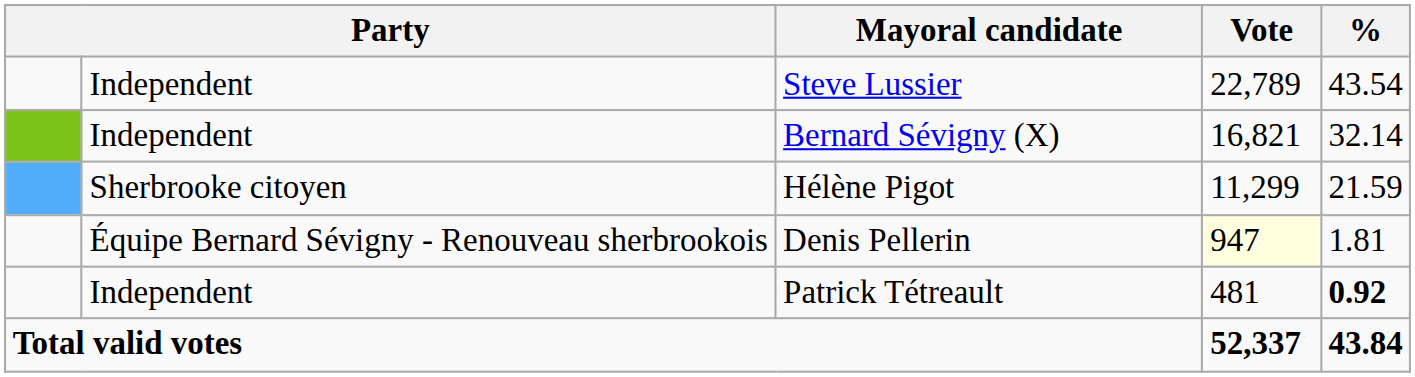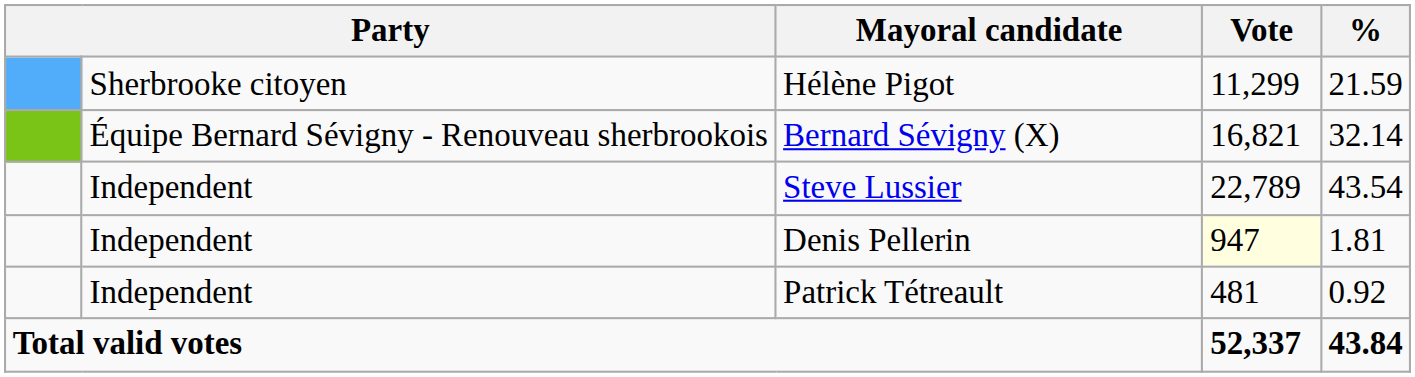rows swapped: (872, 82) <-> (869, 187)
(171, 135) Independent -> (429, 135) Équipe Bernard Sévigny - Renouveau sherbrookois
(429, 239) Équipe Bernard Sévigny - Renouveau sherbrookois -> (171, 239) Independent
(1357, 291) bold -> (1357, 291) normal
